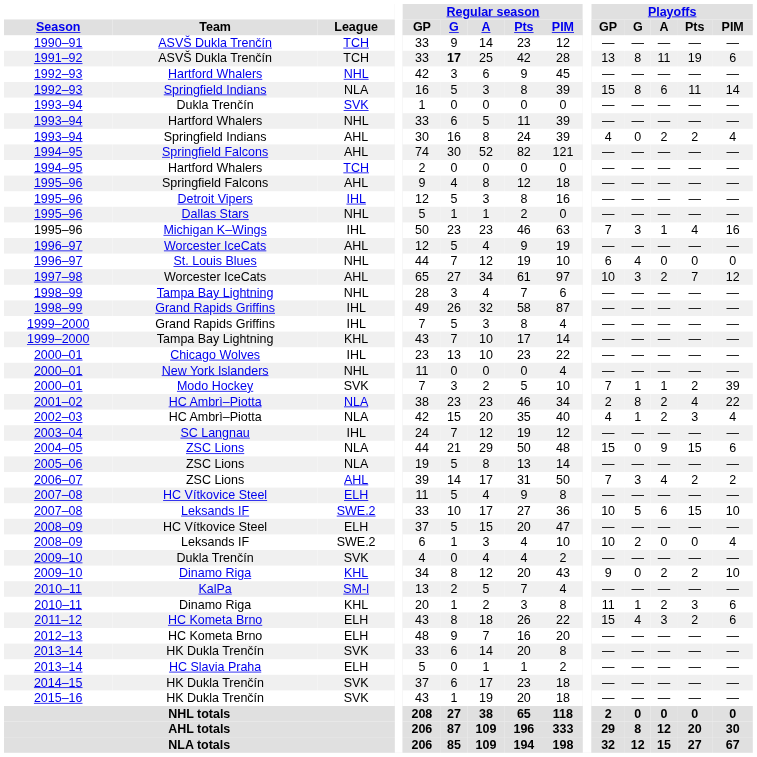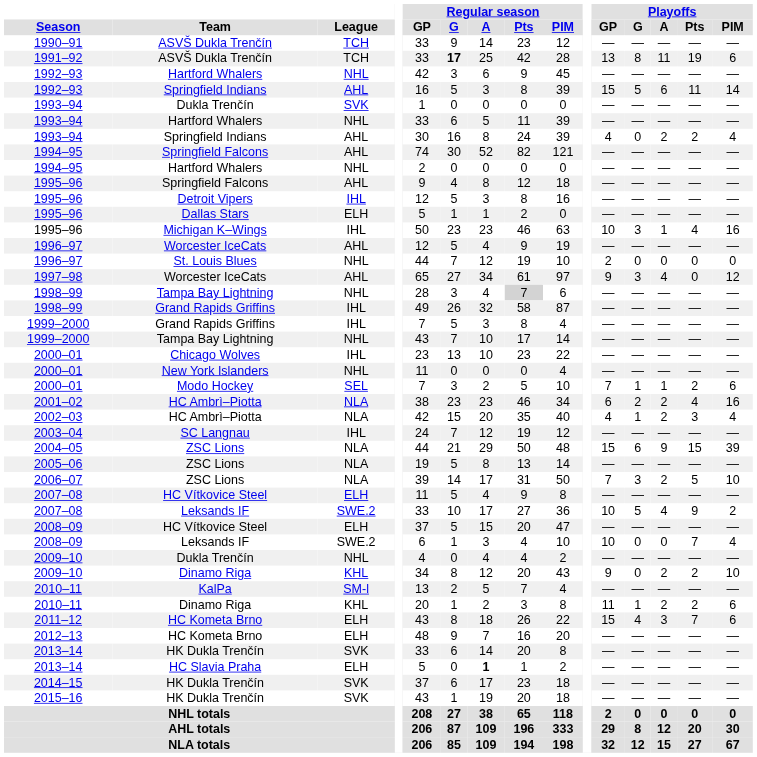(356, 89) NLA -> (356, 89) AHL
(638, 89) 8 -> (638, 89) 5
(356, 167) TCH -> (356, 167) NHL
(356, 214) NHL -> (356, 214) ELH
(608, 230) 7 -> (608, 230) 10
(608, 261) 6 -> (608, 261) 2
(638, 261) 4 -> (638, 261) 0
(608, 277) 10 -> (608, 277) 9
(664, 277) 2 -> (664, 277) 4
(695, 277) 7 -> (695, 277) 0
(524, 292) no background -> (524, 292) lightgrey background
(356, 339) KHL -> (356, 339) NHL
(356, 386) SVK -> (356, 386) SEL
(733, 386) 39 -> (733, 386) 6
(608, 401) 2 -> (608, 401) 6
(638, 401) 8 -> (638, 401) 2
(733, 401) 22 -> (733, 401) 16
(638, 448) 0 -> (638, 448) 6
(733, 448) 6 -> (733, 448) 39
(356, 479) AHL -> (356, 479) NLA
(664, 479) 4 -> (664, 479) 2
(695, 479) 2 -> (695, 479) 5
(733, 479) 2 -> (733, 479) 10
(664, 511) 6 -> (664, 511) 4
(695, 511) 15 -> (695, 511) 9
(733, 511) 10 -> (733, 511) 2
(638, 542) 2 -> (638, 542) 0
(695, 542) 0 -> (695, 542) 7
(356, 557) SVK -> (356, 557) NHL
(695, 604) 3 -> (695, 604) 2
(695, 620) 2 -> (695, 620) 7
(486, 667) normal -> (486, 667) bold
